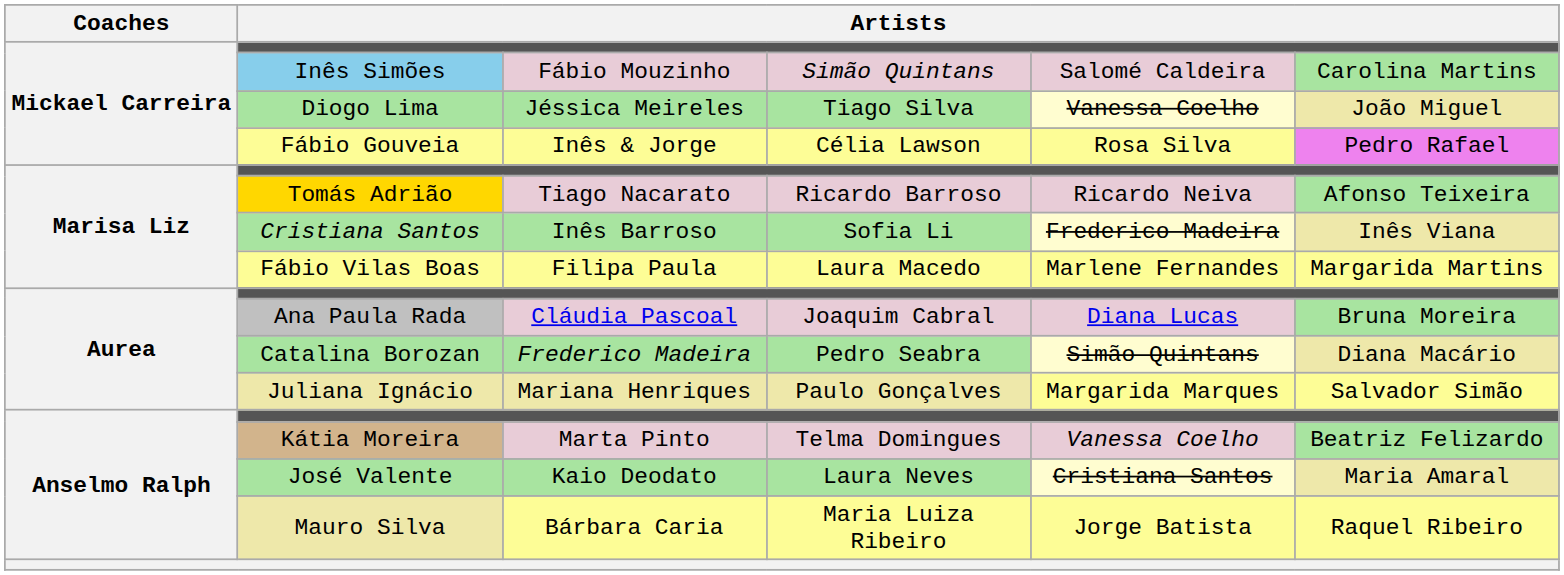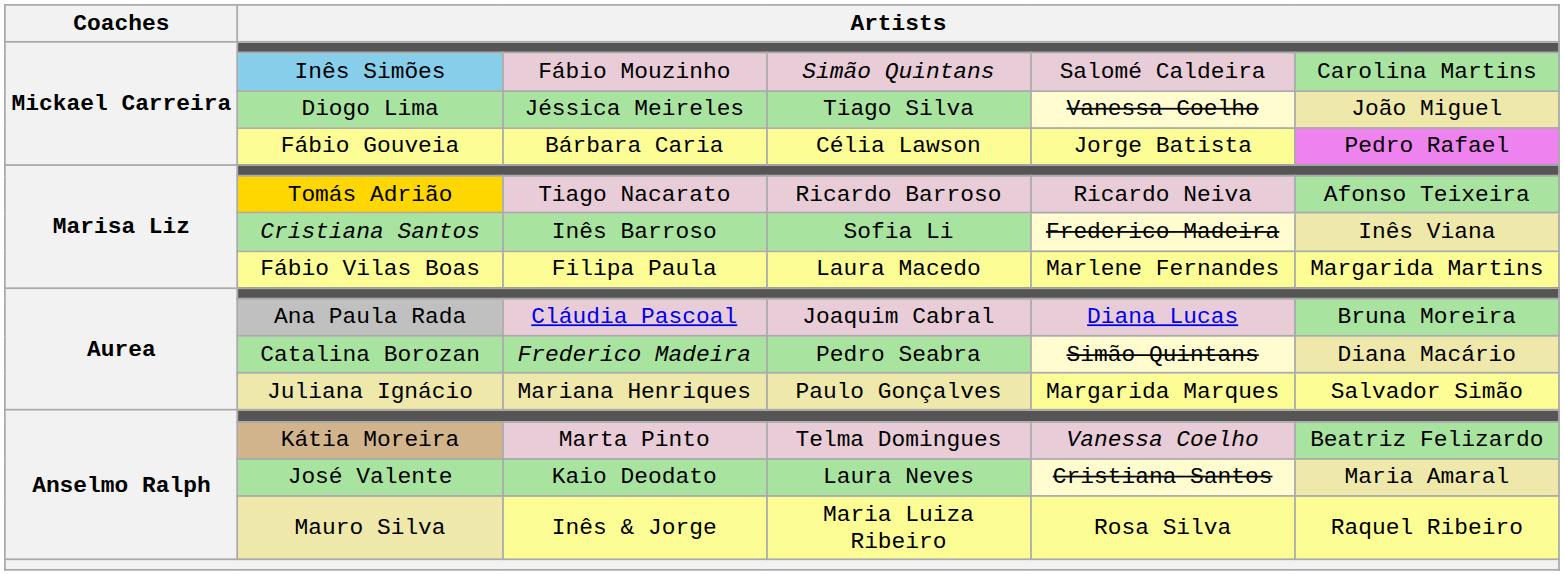(634, 146) Inês & Jorge -> (634, 146) Bárbara Caria
(1163, 146) Rosa Silva -> (1163, 146) Jorge Batista
(634, 528) Bárbara Caria -> (634, 528) Inês & Jorge
(1163, 528) Jorge Batista -> (1163, 528) Rosa Silva
